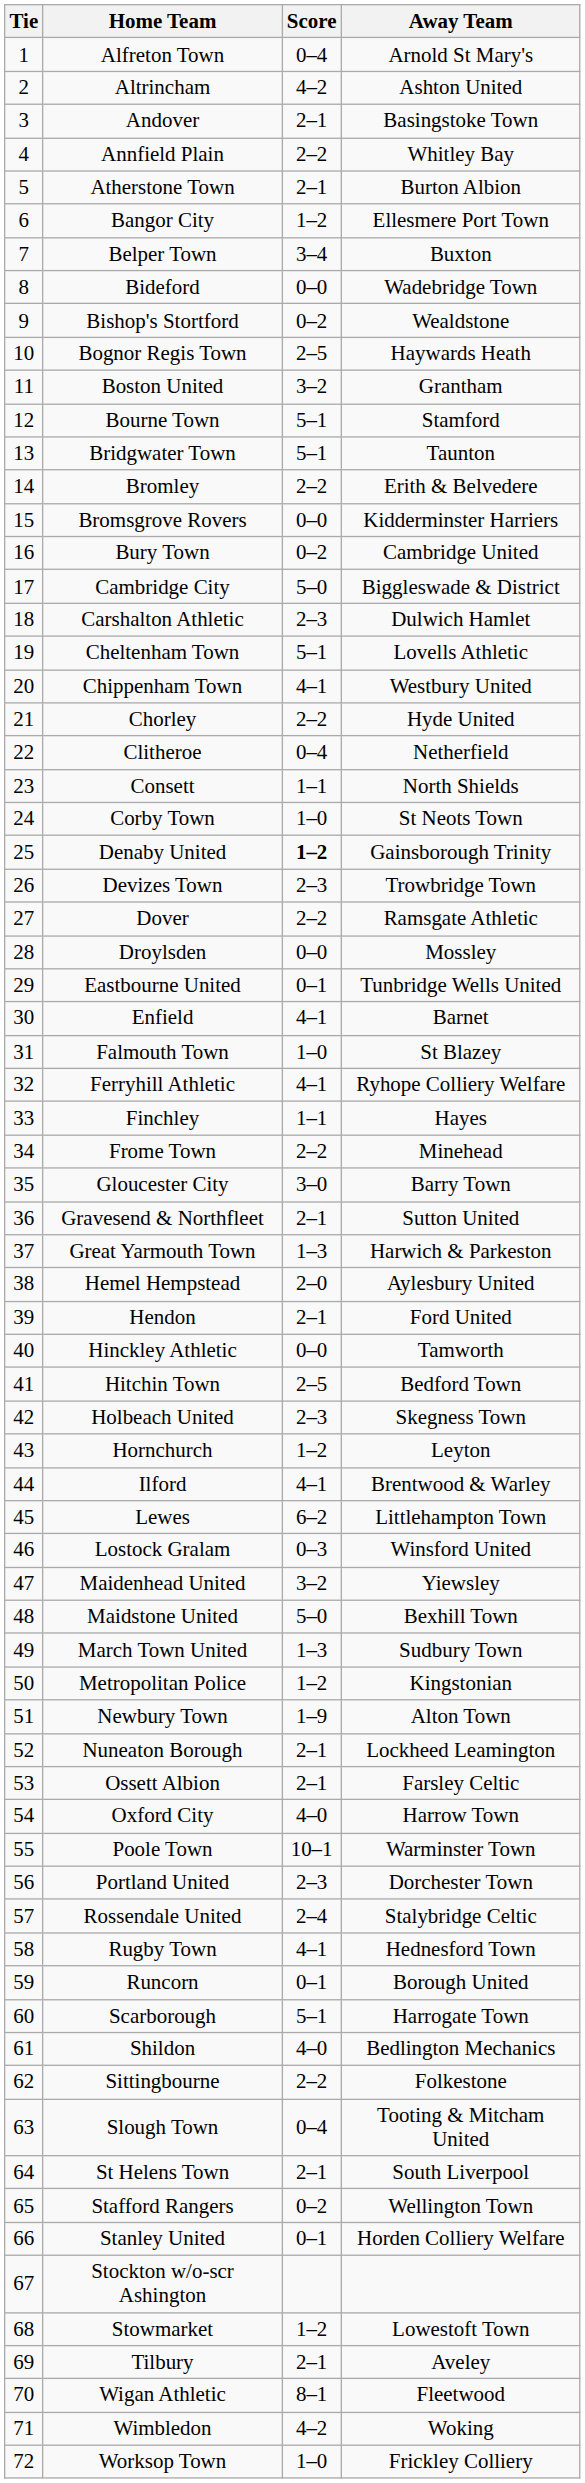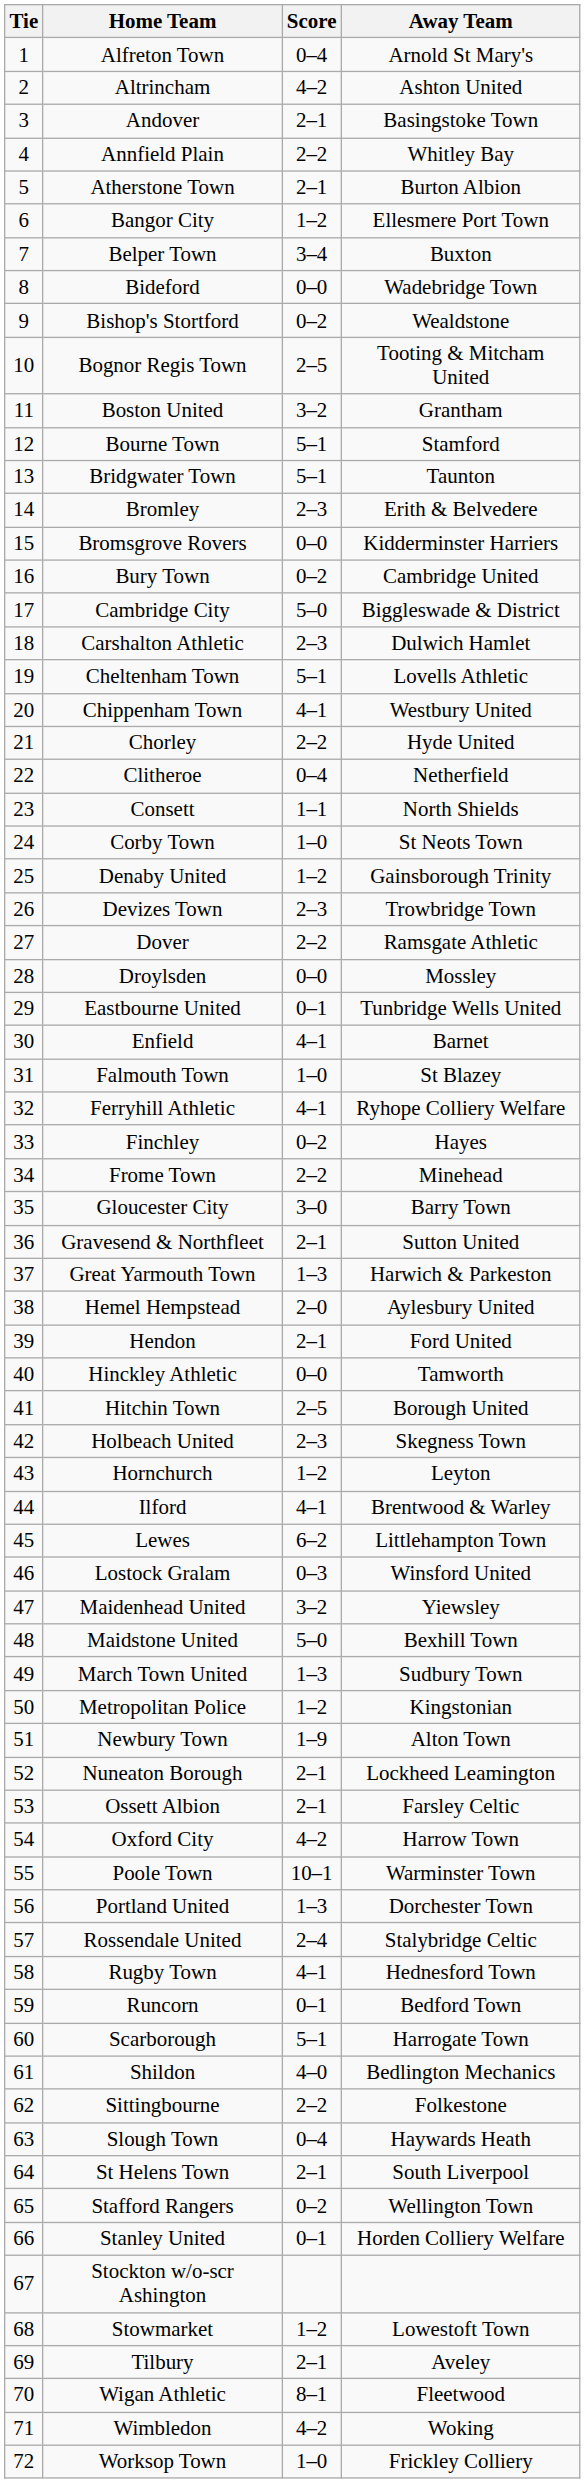(461, 353) Haywards Heath -> (461, 365) Tooting & Mitcham United
(312, 486) 2–2 -> (312, 510) 2–3
(312, 852) bold -> (312, 875) normal
(312, 1118) 1–1 -> (312, 1141) 0–2
(461, 1384) Bedford Town -> (461, 1407) Borough United
(312, 1816) 4–0 -> (312, 1839) 4–2
(312, 1882) 2–3 -> (312, 1906) 1–3
(461, 1982) Borough United -> (461, 2005) Bedford Town
(461, 2127) Tooting & Mitcham United -> (461, 2138) Haywards Heath
